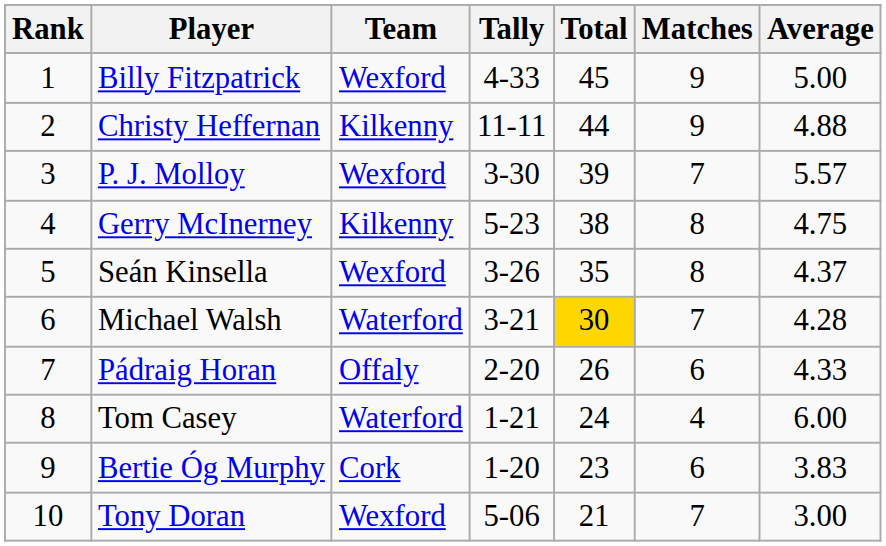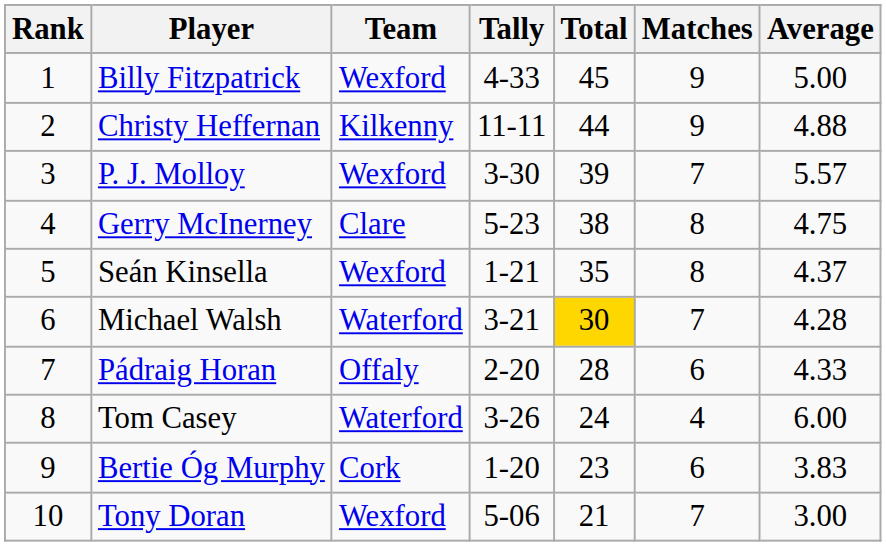(396, 223) Kilkenny -> (372, 223) Clare
(512, 272) 3-26 -> (512, 272) 1-21
(594, 369) 26 -> (594, 369) 28
(512, 418) 1-21 -> (512, 418) 3-26
